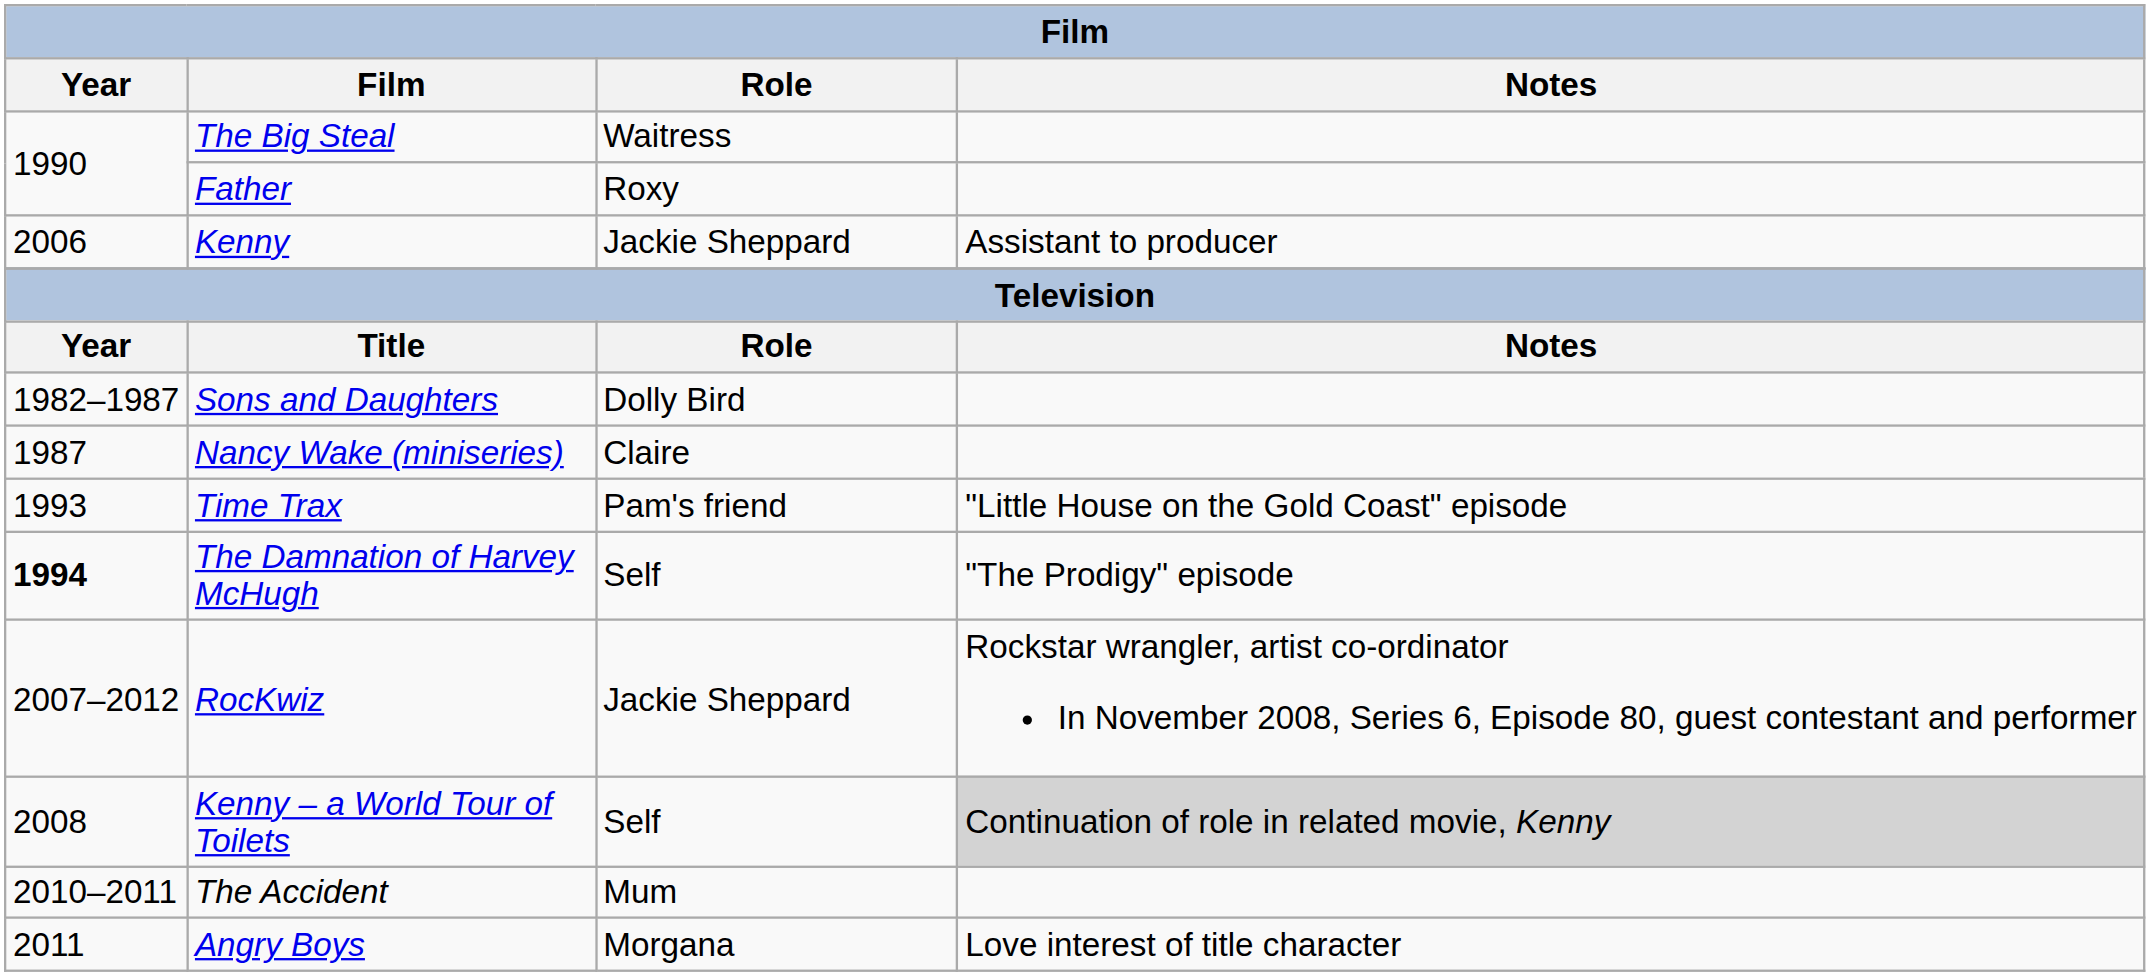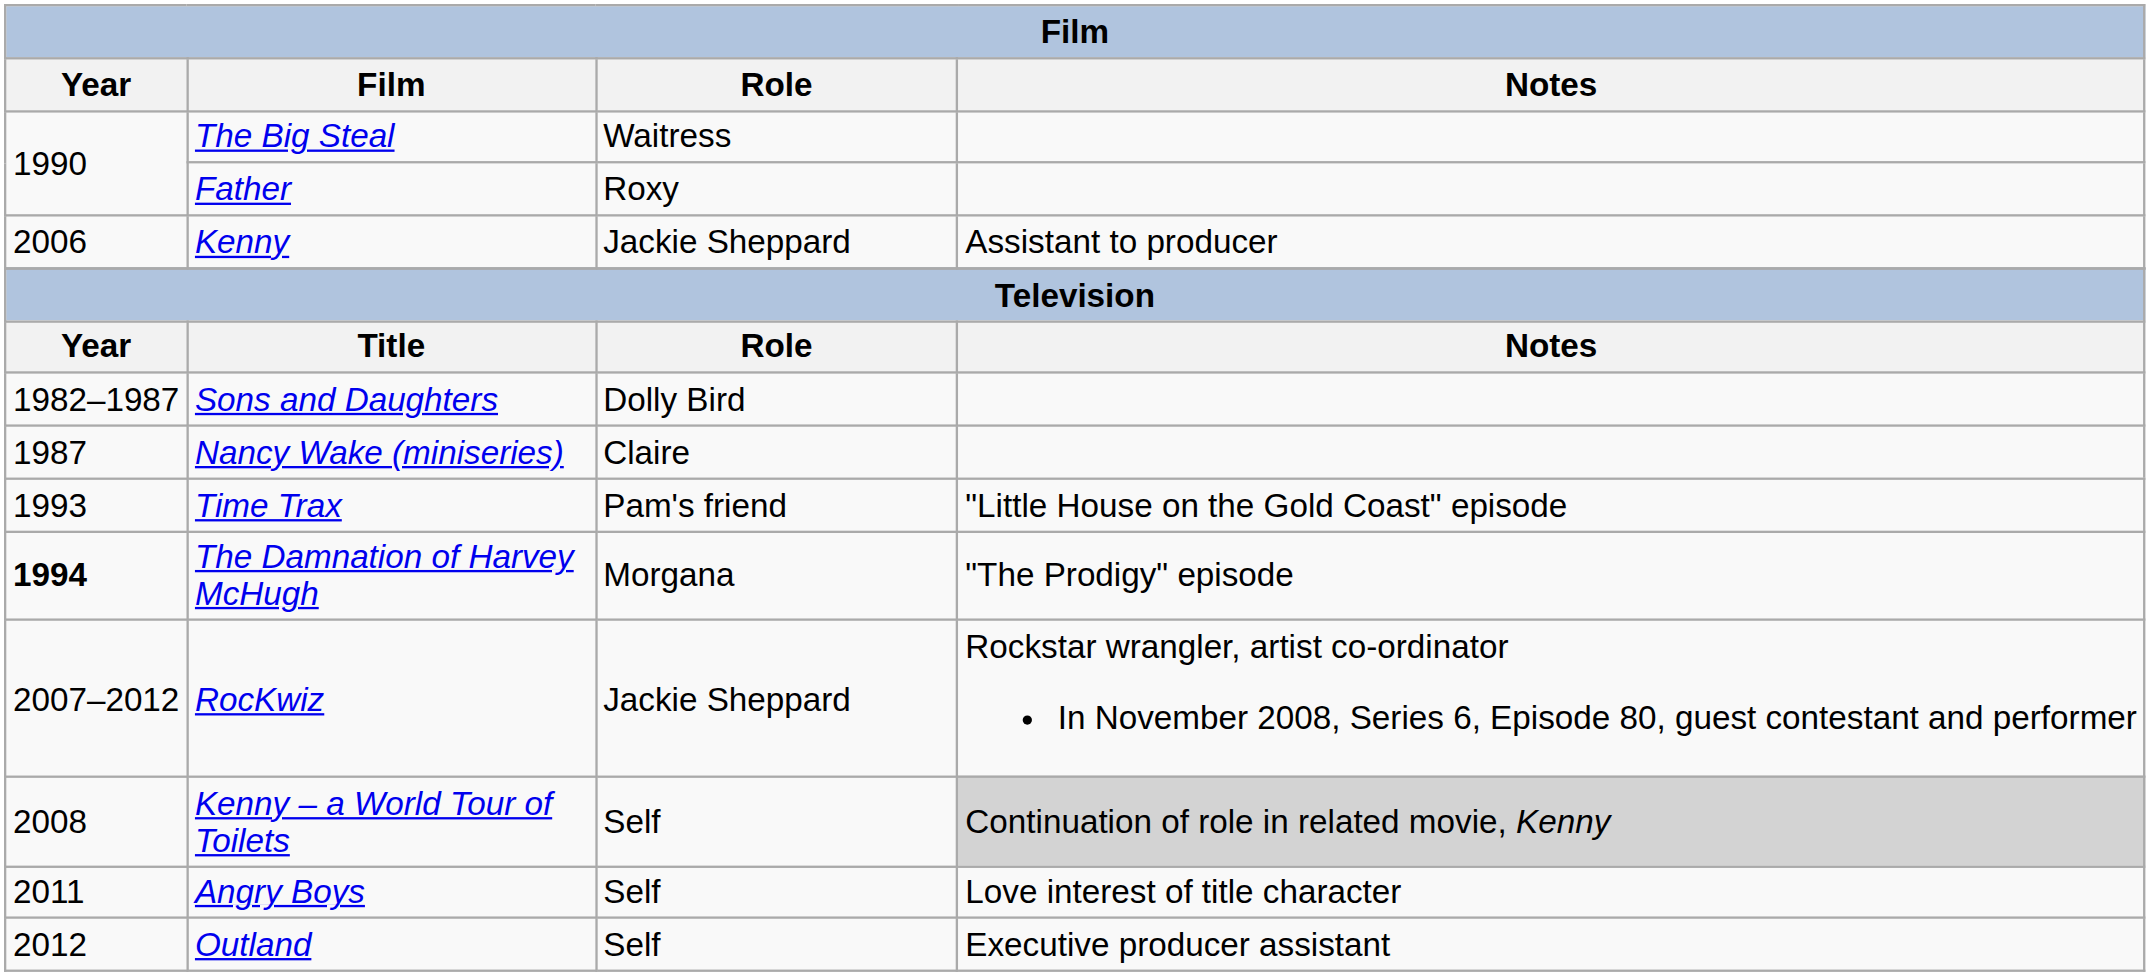(632, 576) Self -> (669, 576) Morgana
- row: (291, 892)
(669, 945) Morgana -> (632, 892) Self
+ row: (253, 945)
